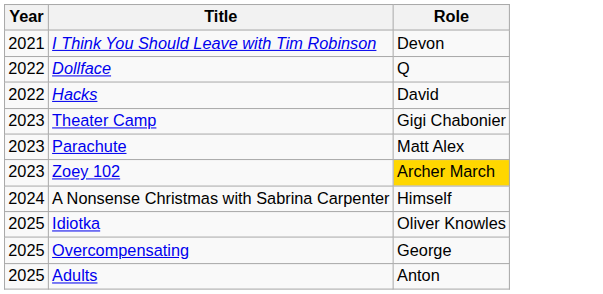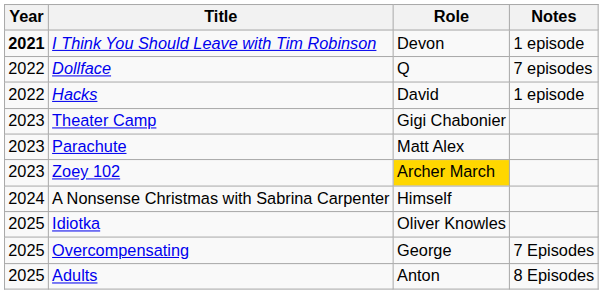+ column: (554, 17)
(26, 43) normal -> (26, 43) bold
